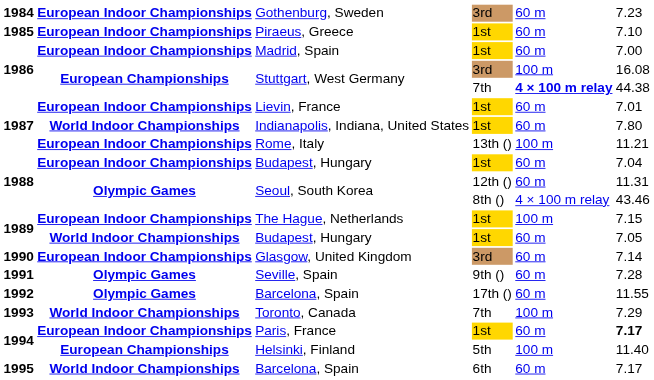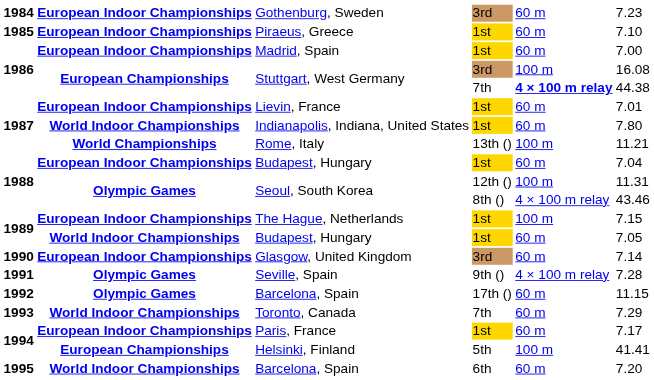(144, 144) European Indoor Championships -> (144, 144) World Championships
(530, 181) 60 m -> (534, 181) 100 m
(530, 275) 60 m -> (562, 275) 4 × 100 m relay
(632, 293) 11.55 -> (632, 293) 11.15
(534, 312) 100 m -> (530, 312) 60 m
(631, 331) bold -> (631, 331) normal
(632, 349) 11.40 -> (633, 349) 41.41
(631, 368) 7.17 -> (631, 368) 7.20
